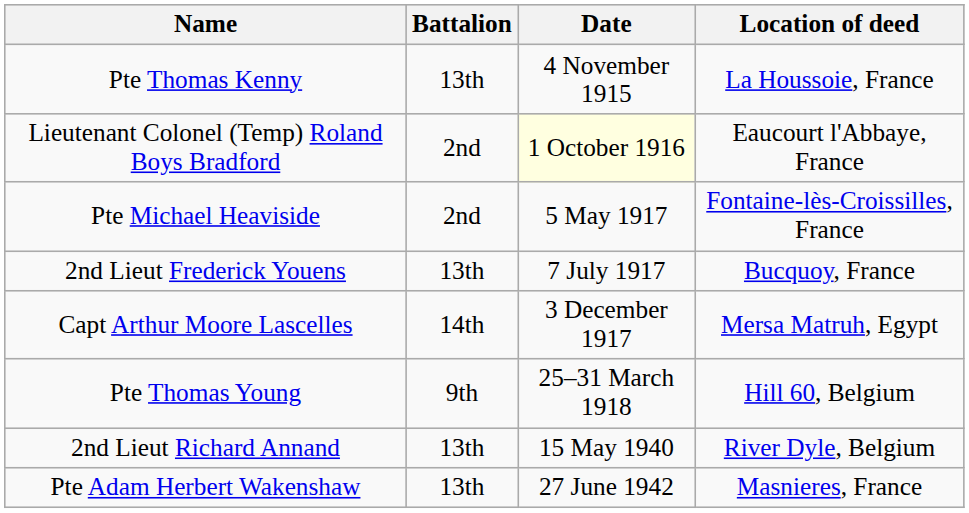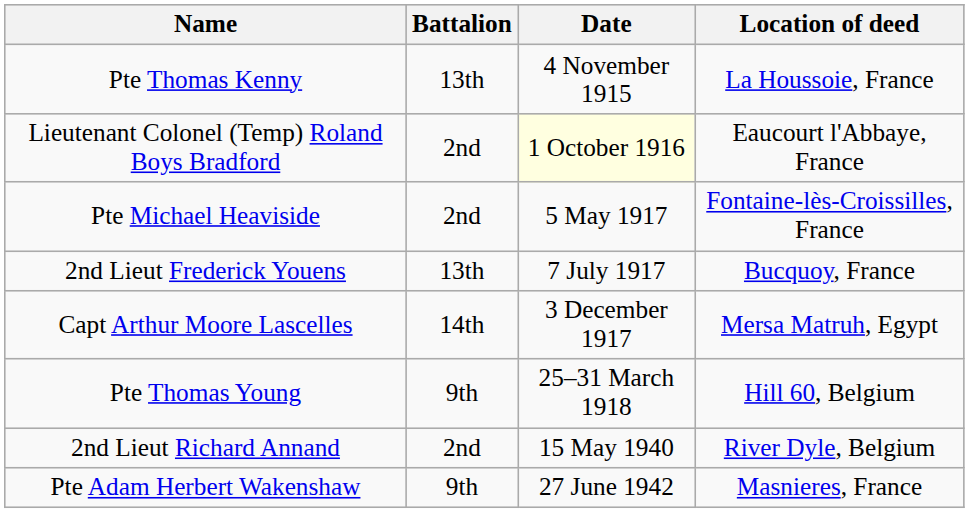(462, 447) 13th -> (462, 447) 2nd
(462, 487) 13th -> (462, 487) 9th
